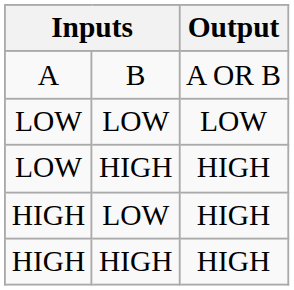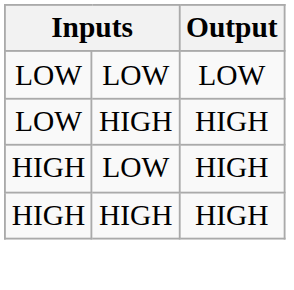- row: (49, 74)
